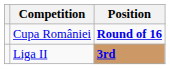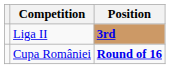rows swapped: (30, 53) <-> (52, 34)
